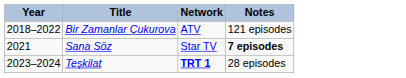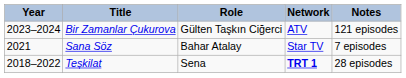+ column: (231, 13)
(34, 30) 2018–2022 -> (34, 30) 2023–2024
(256, 47) bold -> (360, 47) normal
(34, 64) 2023–2024 -> (34, 64) 2018–2022
